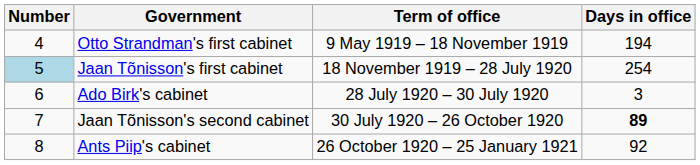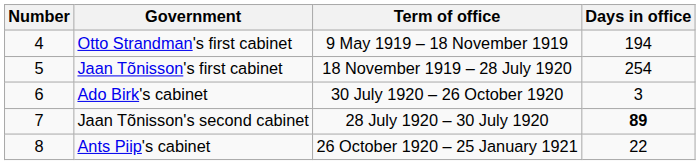(39, 69) lightblue background -> (39, 69) no background
(447, 95) 28 July 1920 – 30 July 1920 -> (447, 95) 30 July 1920 – 26 October 1920
(447, 120) 30 July 1920 – 26 October 1920 -> (447, 120) 28 July 1920 – 30 July 1920
(638, 146) 92 -> (638, 146) 22
